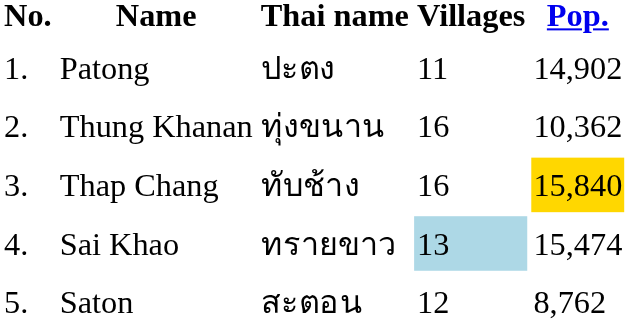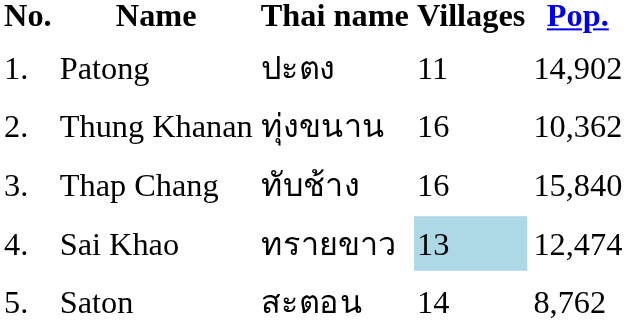(578, 184) gold background -> (578, 184) no background
(578, 242) 15,474 -> (578, 242) 12,474
(433, 301) 12 -> (433, 301) 14
